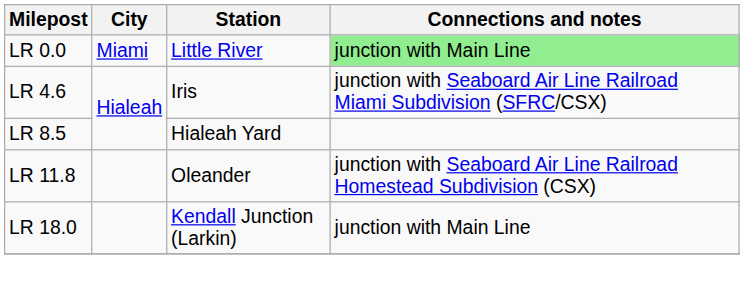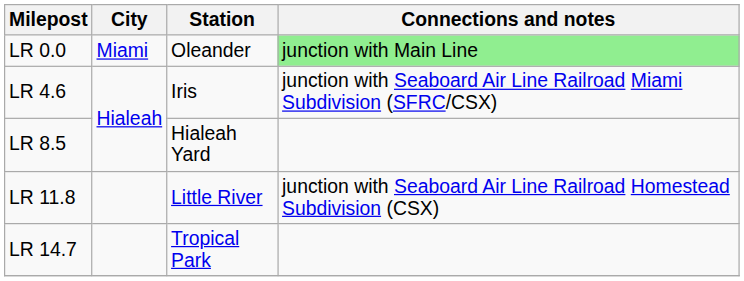(217, 50) Little River -> (211, 50) Oleander
(211, 175) Oleander -> (217, 197) Little River
+ row: (43, 249)
- row: (43, 227)
